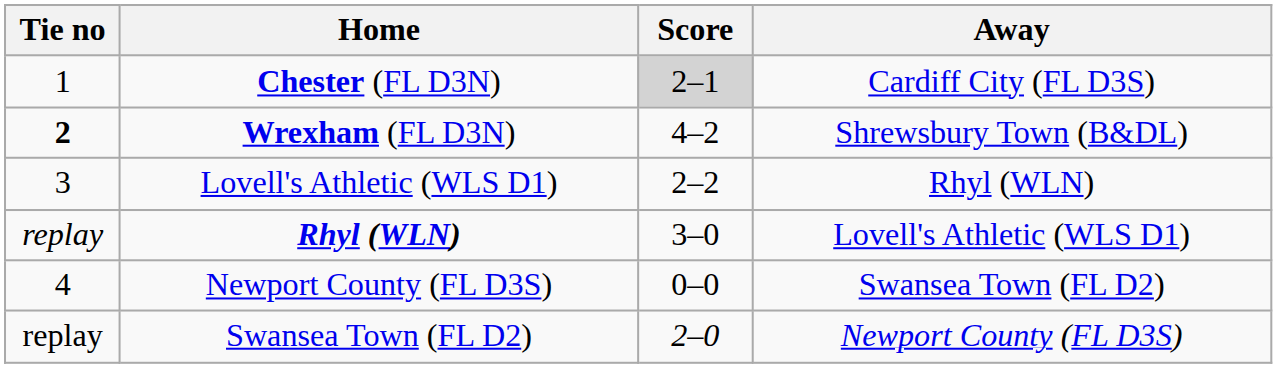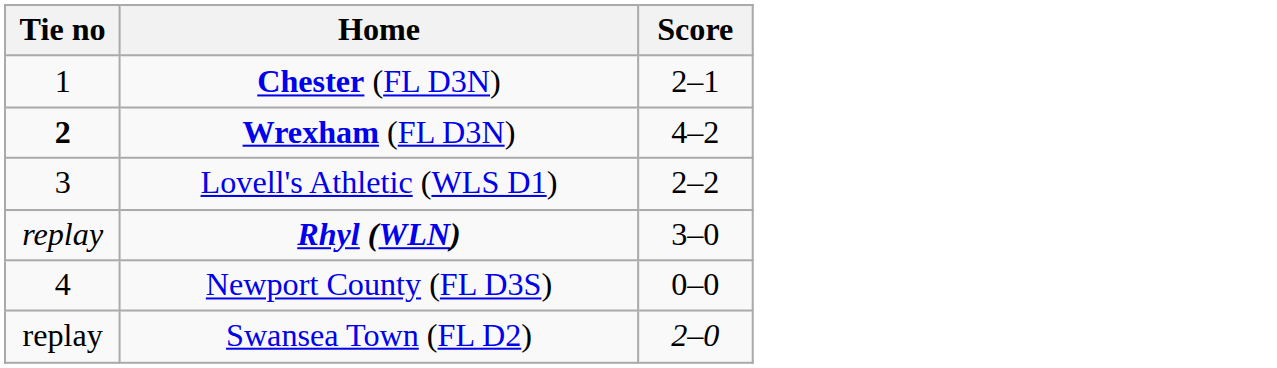- column: (1012, 30)
(695, 81) lightgrey background -> (695, 81) no background
